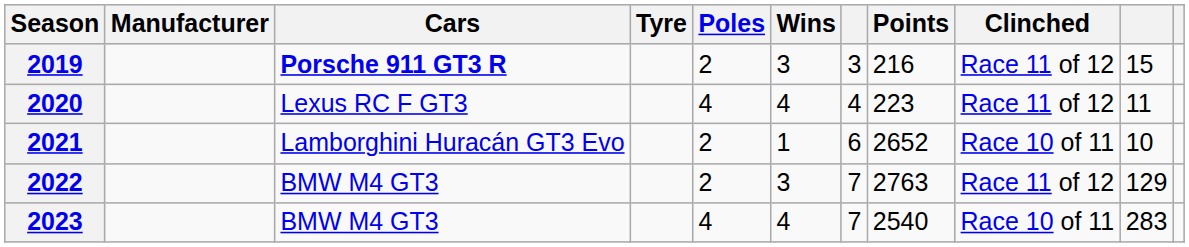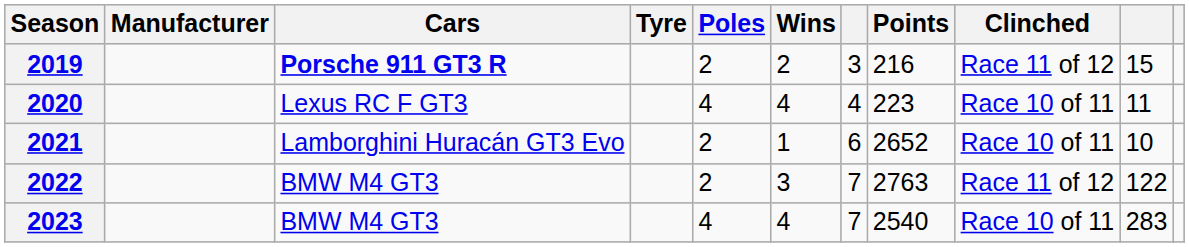(783, 63) 3 -> (783, 63) 2
(1037, 103) Race 11 of 12 -> (1037, 103) Race 10 of 11
(1146, 182) 129 -> (1146, 182) 122
